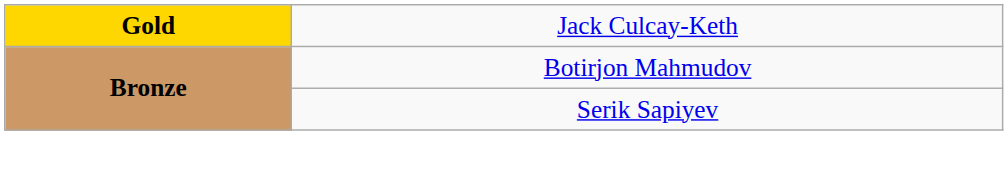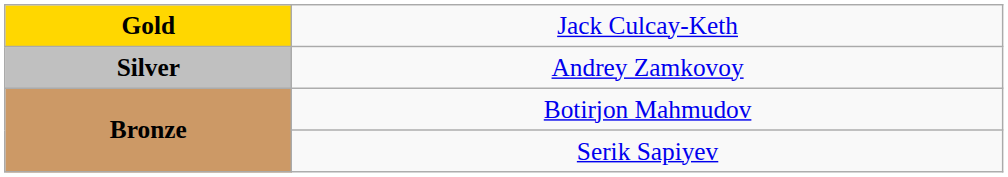+ row: (648, 66)
